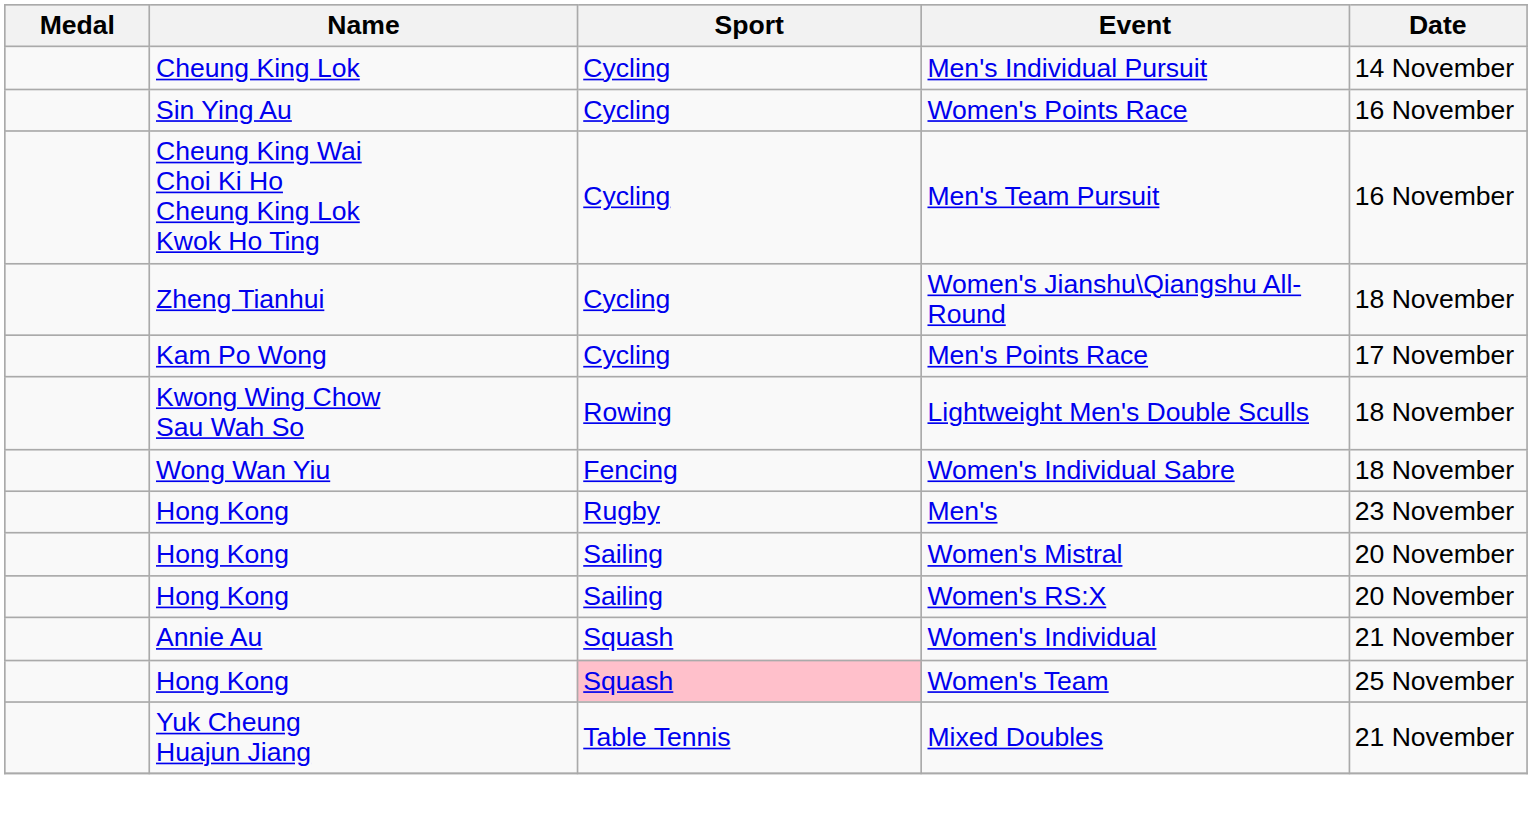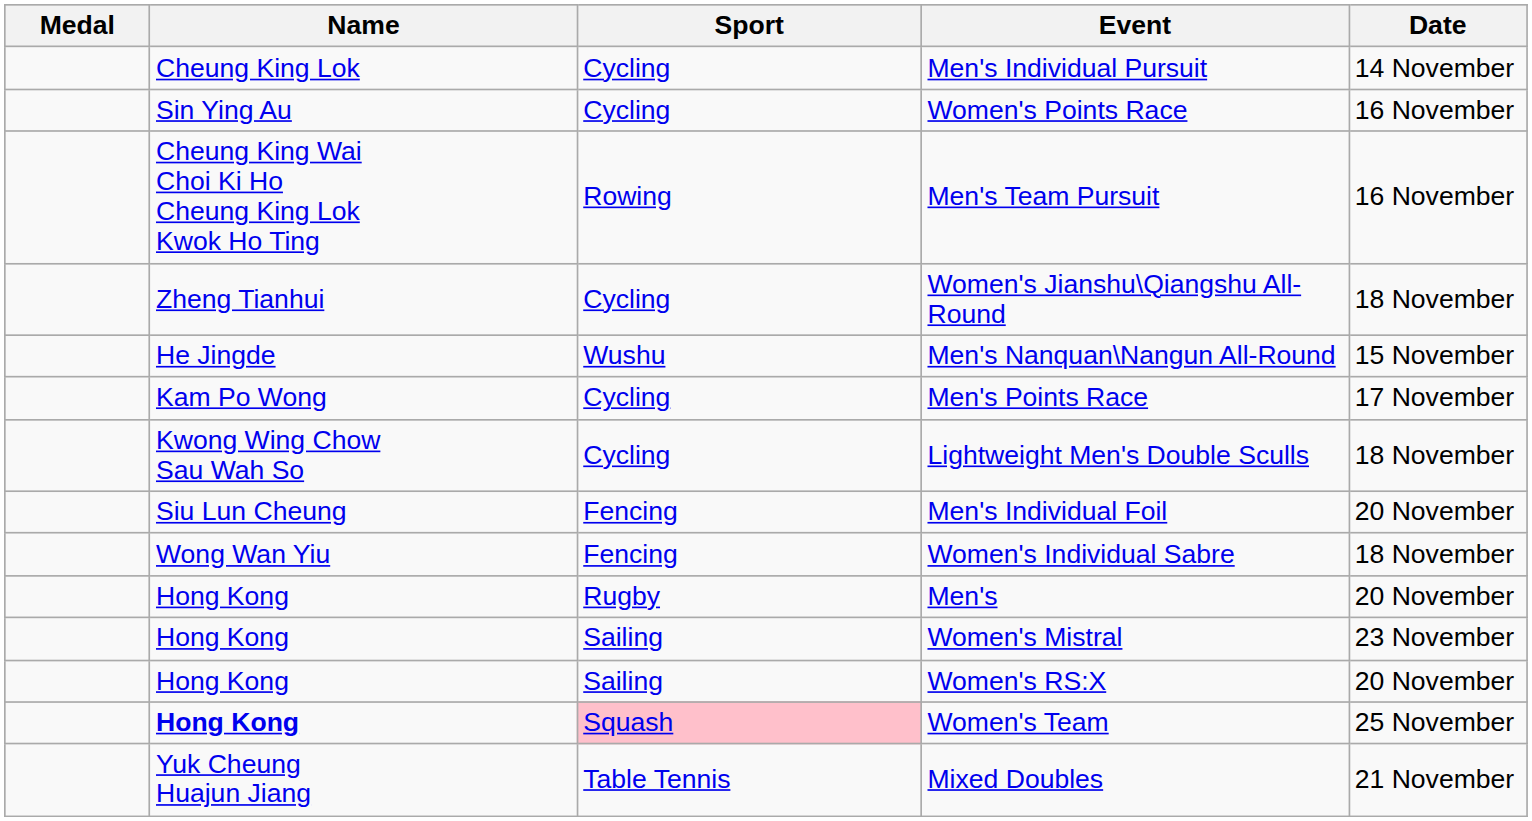(627, 196) Cycling -> (628, 196) Rowing
+ row: (1132, 355)
(628, 412) Rowing -> (627, 454) Cycling
+ row: (1047, 511)
(1434, 511) 23 November -> (1434, 596) 20 November
(1434, 554) 20 November -> (1434, 638) 23 November
- row: (1042, 638)
(222, 680) normal -> (228, 722) bold
